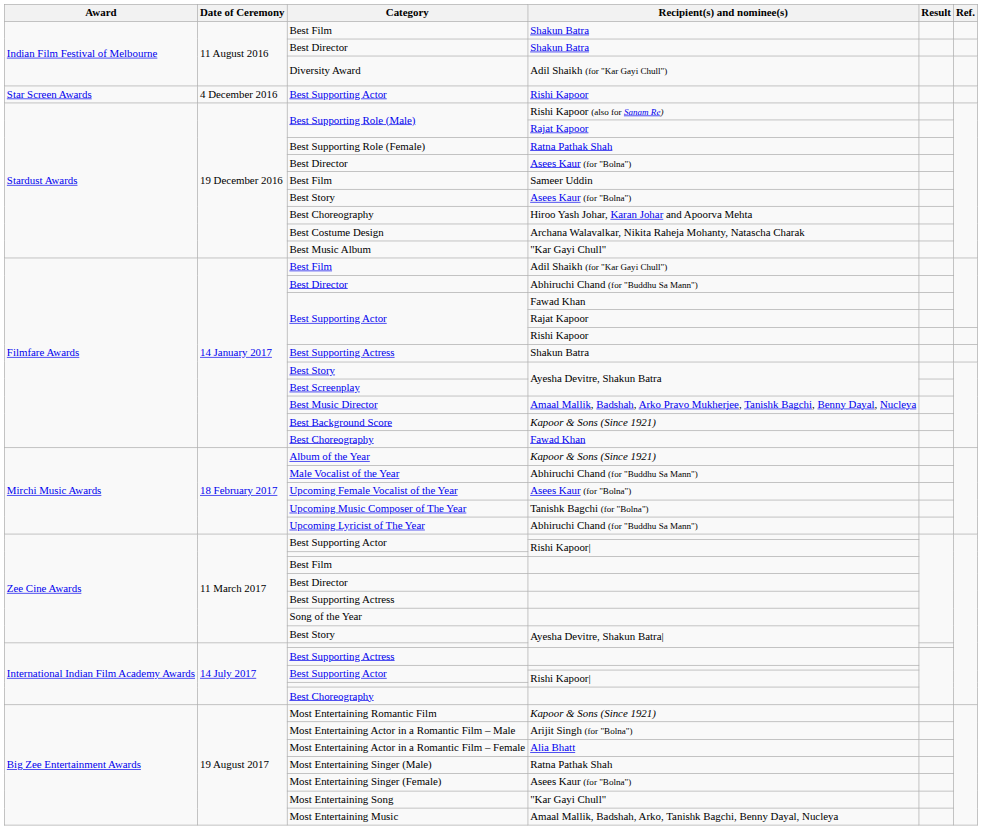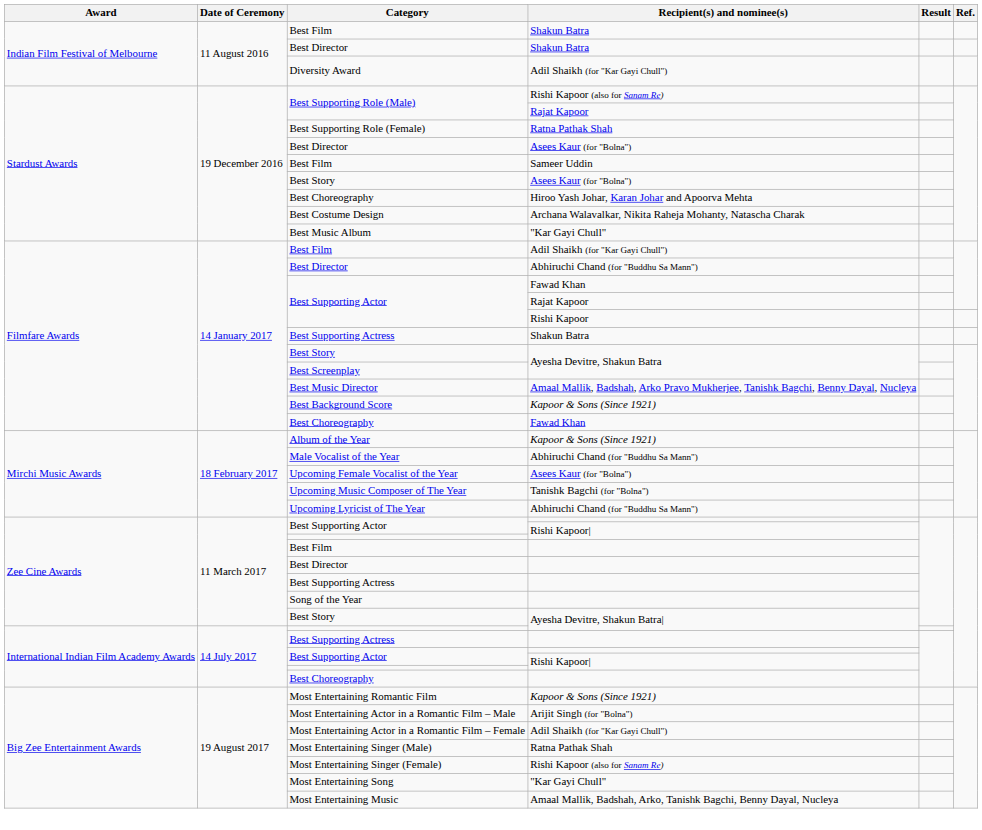- row: (49, 94)
(553, 747) Alia Bhatt -> (599, 730) Adil Shaikh (for "Kar Gayi Chull")
(581, 782) Asees Kaur (for "Bolna") -> (597, 765) Rishi Kapoor (also for Sanam Re)
